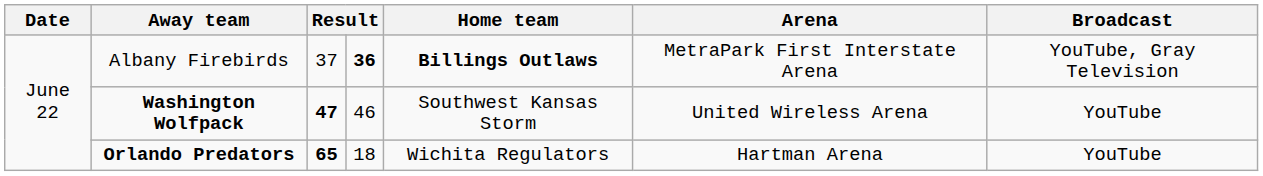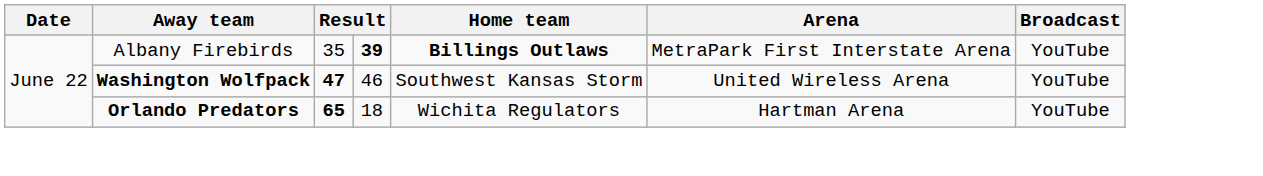(326, 61) 37 -> (334, 50) 35
(365, 61) 36 -> (372, 50) 39
(1122, 61) YouTube, Gray Television -> (1070, 50) YouTube
